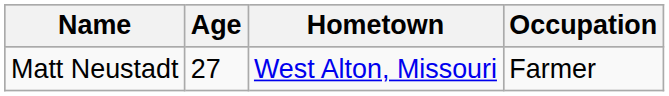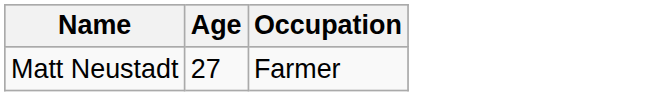- column: (375, 25)
